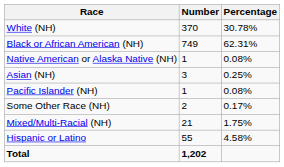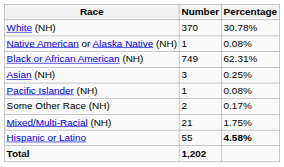rows swapped: (75, 43) <-> (92, 59)
(238, 138) normal -> (238, 138) bold
